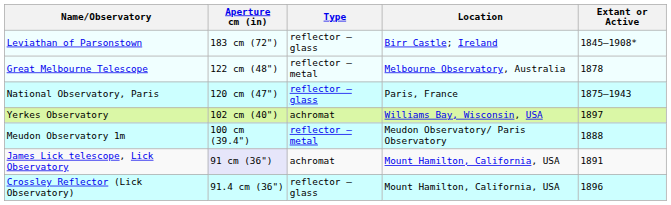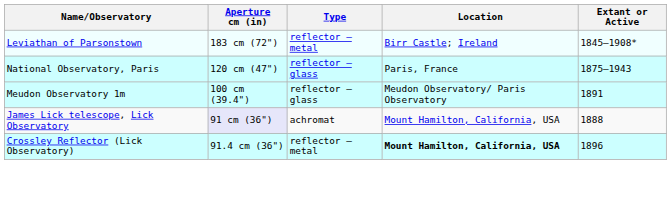(321, 43) reflector – glass -> (321, 43) reflector – metal
- row: (77, 69)
- row: (57, 115)
(321, 136) reflector – metal -> (321, 95) reflector – glass
(592, 136) 1888 -> (592, 95) 1891
(592, 162) 1891 -> (592, 121) 1888
(321, 188) reflector – glass -> (321, 147) reflector – metal
(472, 188) normal -> (472, 147) bold
